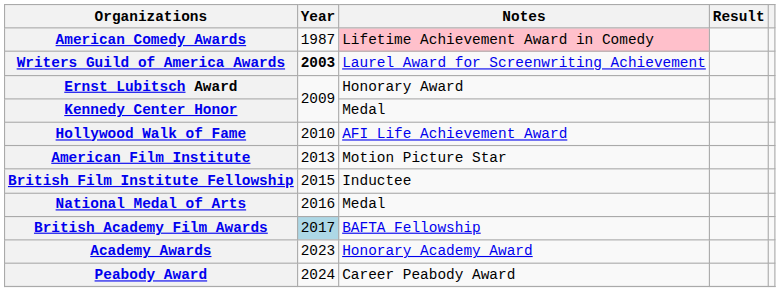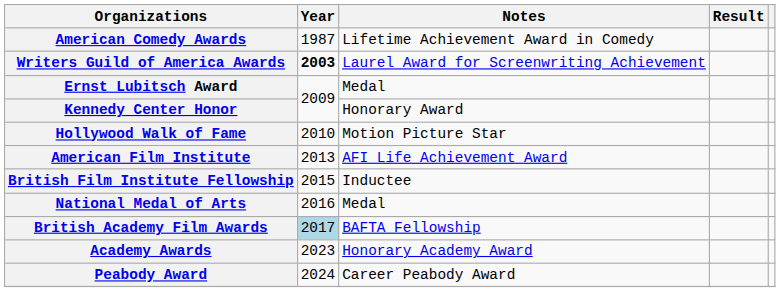(498, 40) pink background -> (498, 40) no background
(403, 87) Honorary Award -> (364, 87) Medal
(364, 110) Medal -> (403, 110) Honorary Award
(455, 134) AFI Life Achievement Award -> (424, 134) Motion Picture Star
(424, 157) Motion Picture Star -> (455, 157) AFI Life Achievement Award
